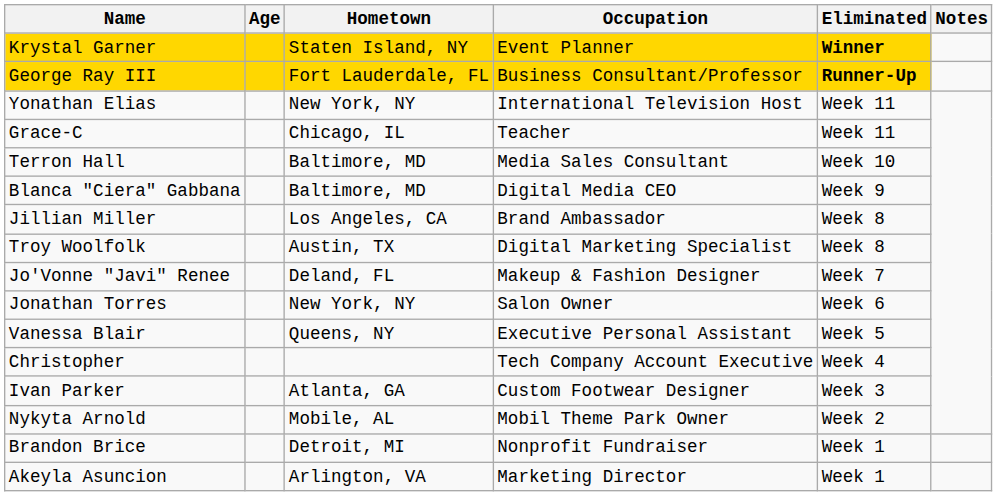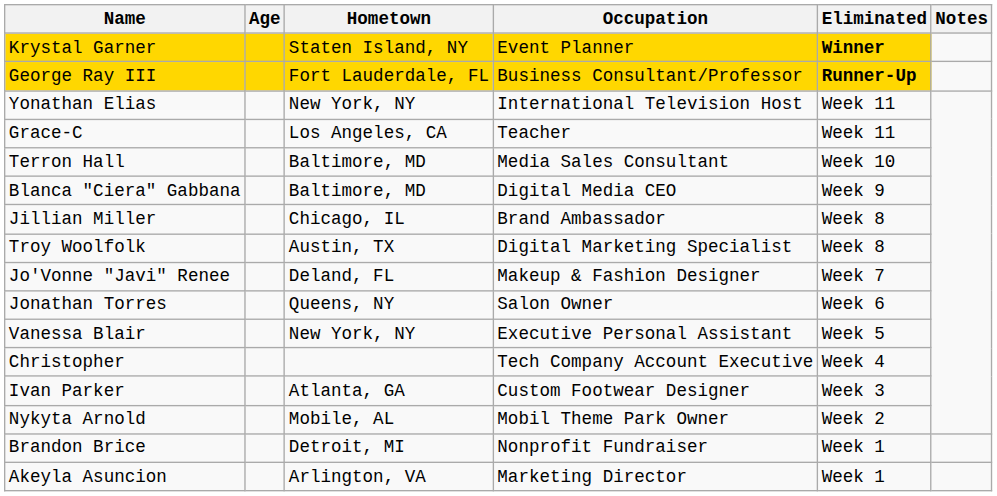(347, 133) Chicago, IL -> (368, 133) Los Angeles, CA
(368, 219) Los Angeles, CA -> (347, 219) Chicago, IL
(352, 305) New York, NY -> (342, 305) Queens, NY
(342, 334) Queens, NY -> (352, 334) New York, NY
